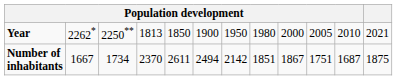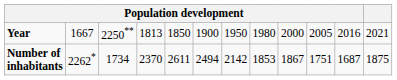(82, 33) 2262* -> (82, 33) 1667
(349, 33) 2010 -> (349, 33) 2016
(82, 59) 1667 -> (82, 59) 2262*
(264, 59) 1851 -> (264, 59) 1853
